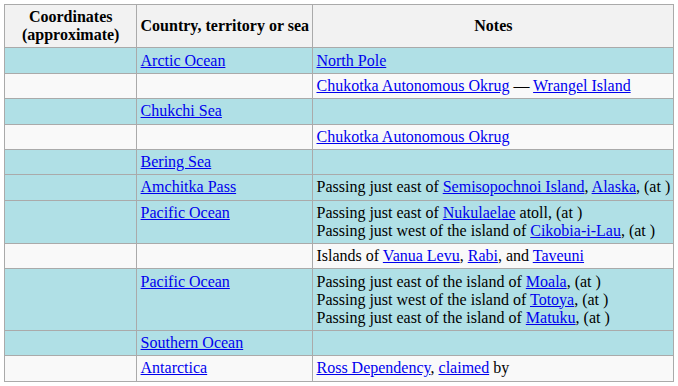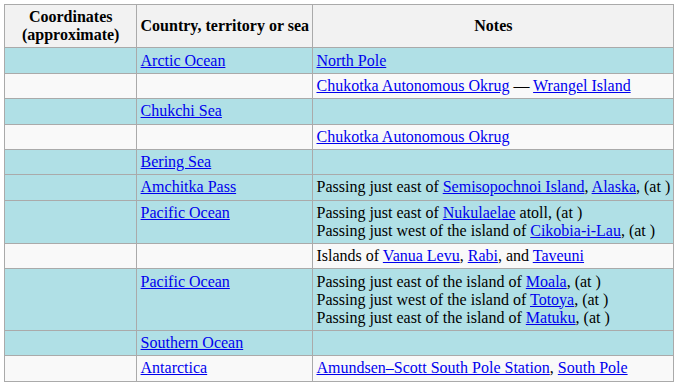- row: (174, 368)
+ row: (174, 368)
